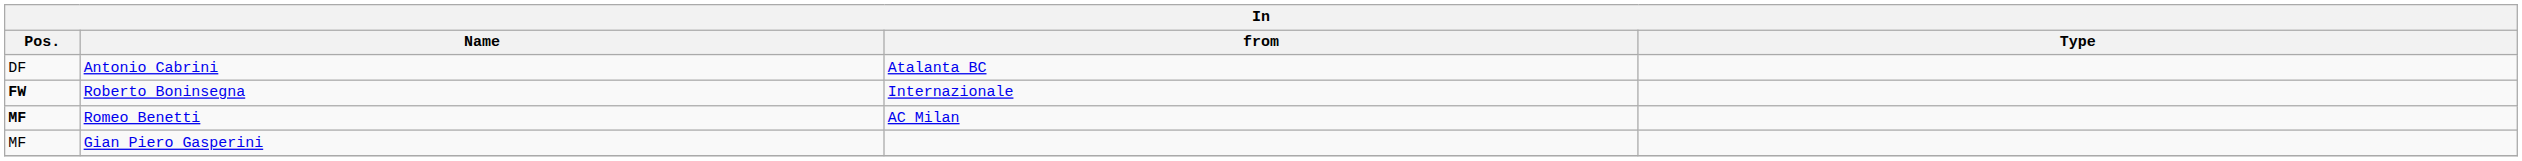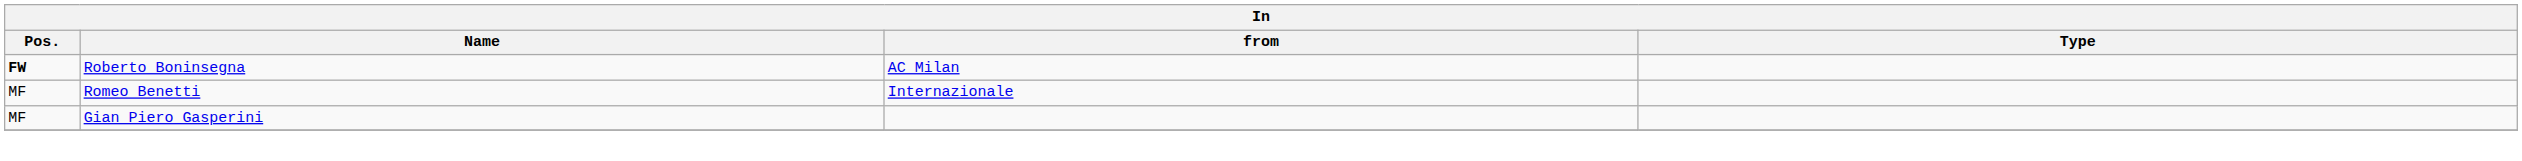- row: (151, 67)
(951, 92) Internazionale -> (924, 67) AC Milan
(17, 118) bold -> (17, 92) normal
(924, 118) AC Milan -> (951, 92) Internazionale
